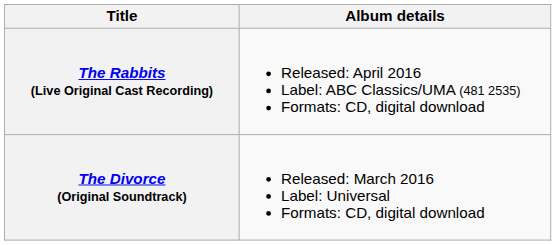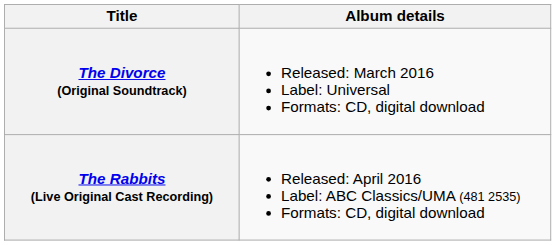rows swapped: (122, 187) <-> (122, 81)
